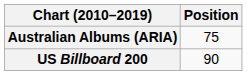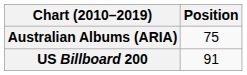(211, 59) 90 -> (211, 59) 91
